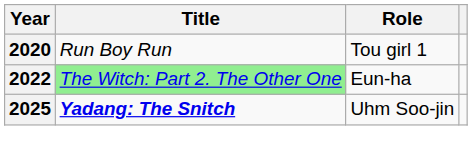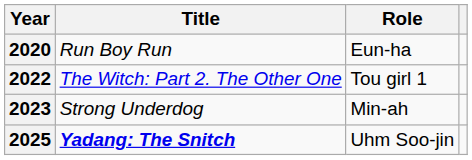(389, 49) Tou girl 1 -> (381, 49) Eun-ha
(201, 79) lightgreen background -> (201, 79) no background
(381, 79) Eun-ha -> (389, 79) Tou girl 1
+ row: (30, 109)
